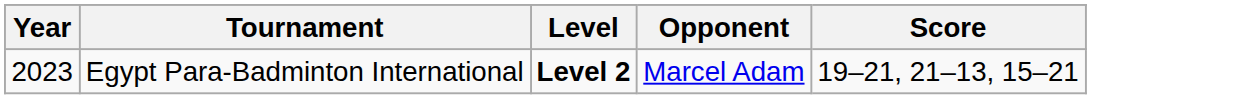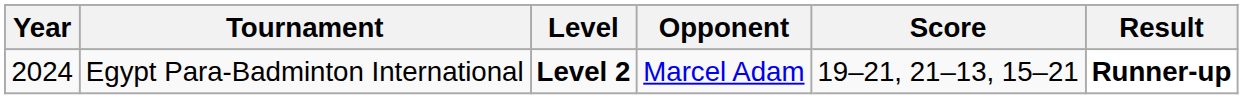+ column: (1161, 27)
(42, 71) 2023 -> (42, 71) 2024
